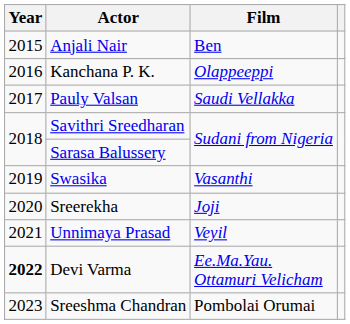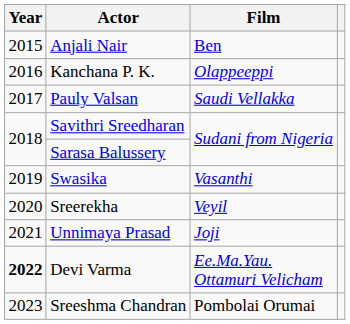(207, 206) Joji -> (211, 206) Veyil
(211, 233) Veyil -> (207, 233) Joji
